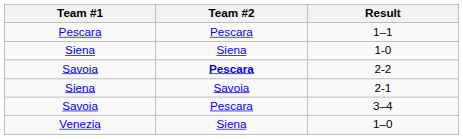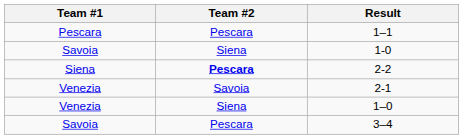(80, 50) Siena -> (80, 50) Savoia
(80, 69) Savoia -> (80, 69) Siena
(80, 87) Siena -> (80, 87) Venezia
rows swapped: (383, 106) <-> (383, 124)
